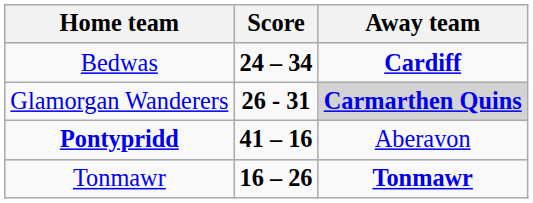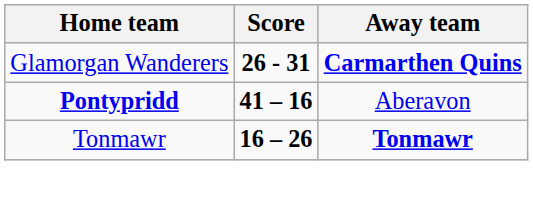- row: (119, 62)
(423, 100) lightgrey background -> (423, 62) no background
